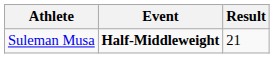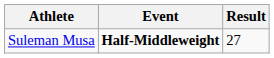(233, 40) 21 -> (233, 40) 27
